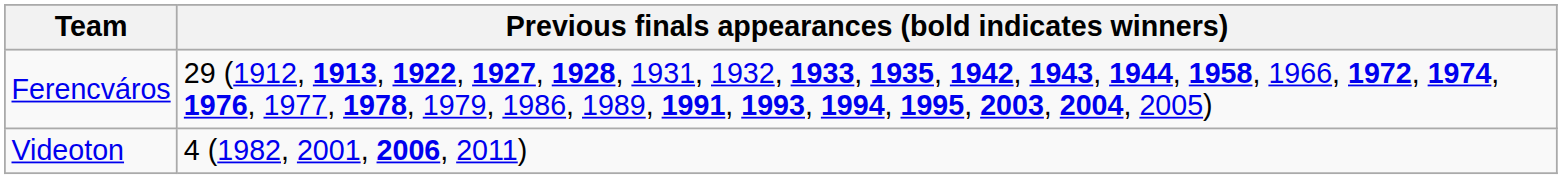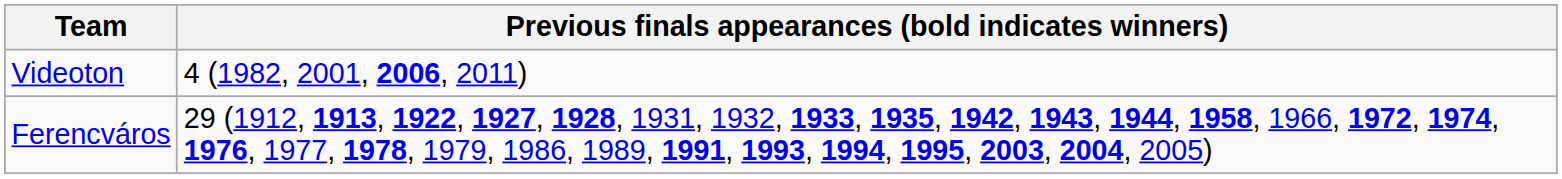rows swapped: (68, 150) <-> (91, 88)
